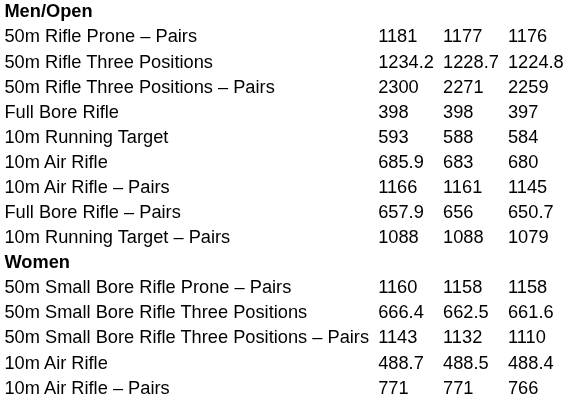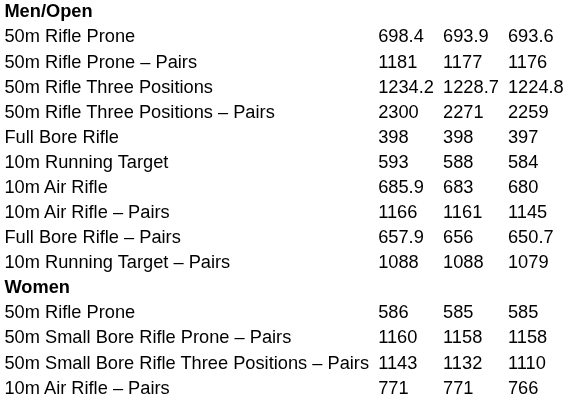+ row: (401, 36)
+ row: (393, 312)
- row: (401, 312)
- row: (401, 362)
